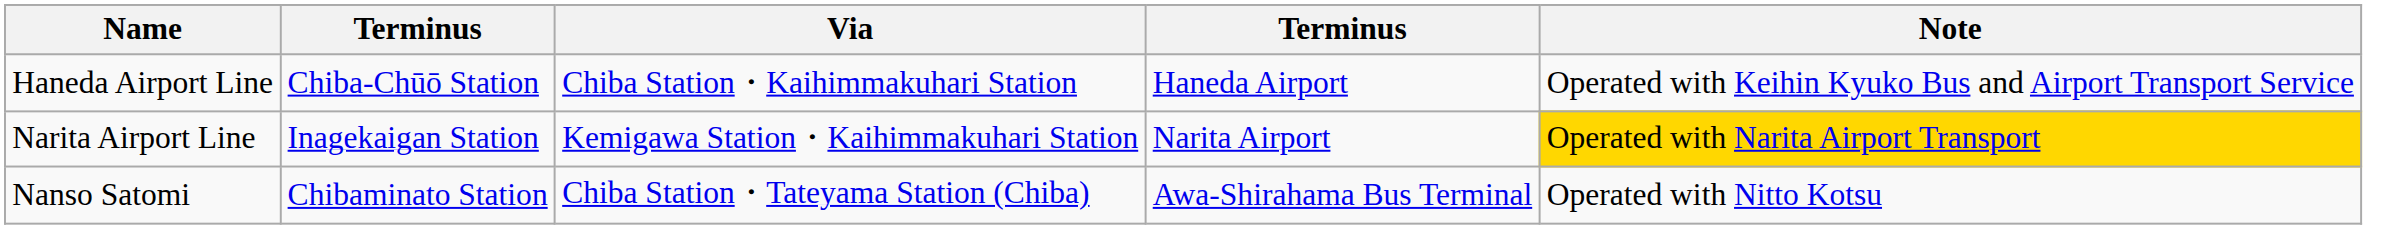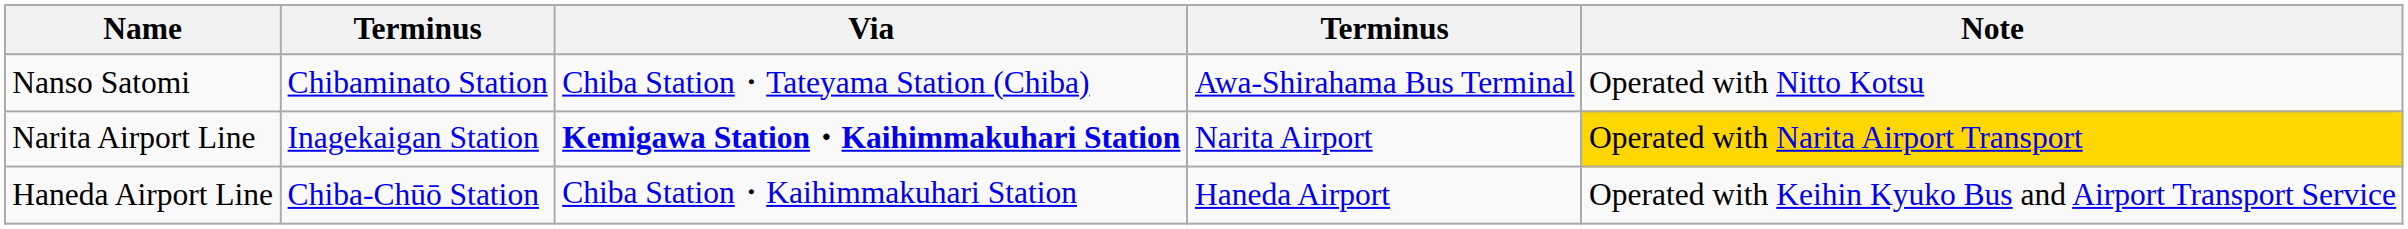rows swapped: (101, 194) <-> (143, 82)
(850, 137) normal -> (871, 137) bold
